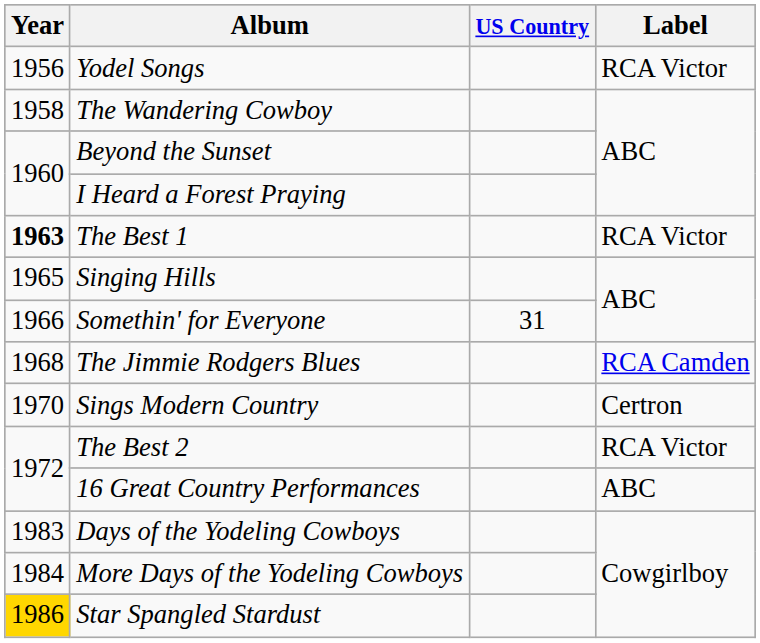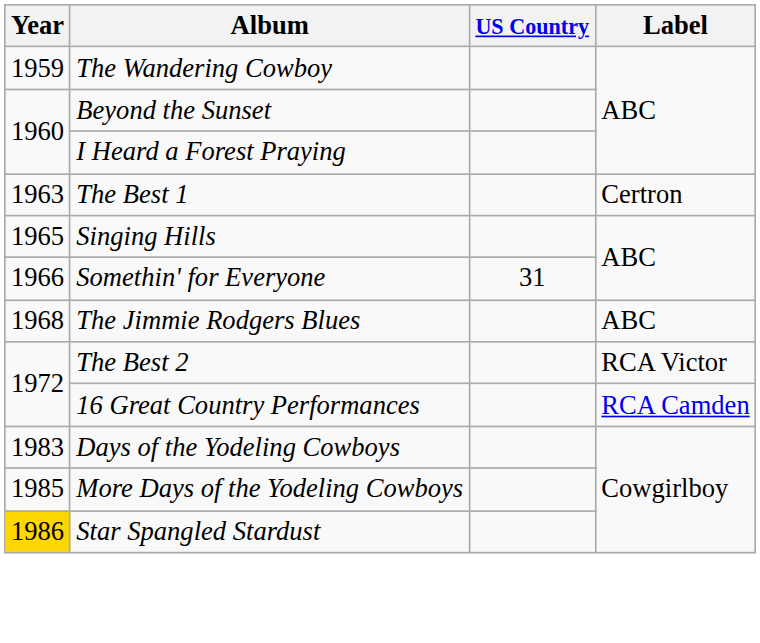- row: (140, 67)
(38, 109) 1958 -> (38, 67) 1959
(38, 236) bold -> (38, 194) normal
(664, 236) RCA Victor -> (642, 194) Certron
(676, 362) RCA Camden -> (629, 320) ABC
- row: (197, 404)
(629, 488) ABC -> (676, 404) RCA Camden
(38, 573) 1984 -> (38, 488) 1985
